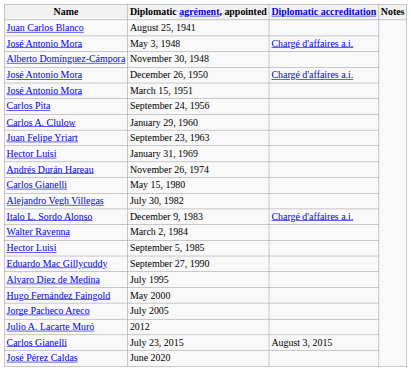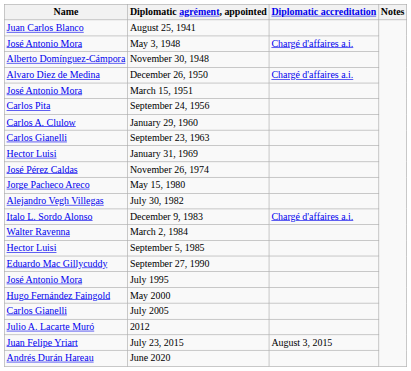(44, 75) José Antonio Mora -> (53, 75) Alvaro Diez de Medina
(42, 138) Juan Felipe Yriart -> (37, 138) Carlos Gianelli
(50, 169) Andrés Durán Hareau -> (42, 169) José Pérez Caldas
(37, 185) Carlos Gianelli -> (48, 185) Jorge Pacheco Areco
(53, 279) Alvaro Diez de Medina -> (44, 279) José Antonio Mora
(48, 311) Jorge Pacheco Areco -> (37, 311) Carlos Gianelli
(37, 342) Carlos Gianelli -> (42, 342) Juan Felipe Yriart
(42, 358) José Pérez Caldas -> (50, 358) Andrés Durán Hareau
